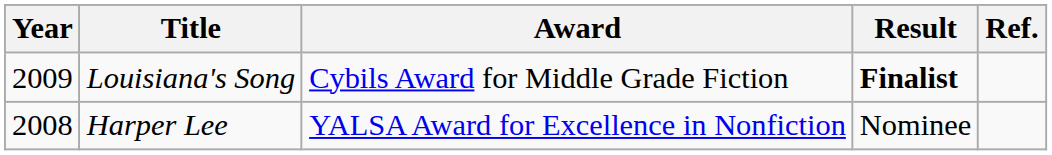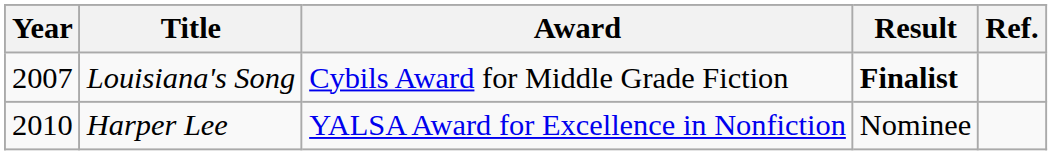(42, 76) 2009 -> (42, 76) 2007
(42, 125) 2008 -> (42, 125) 2010
